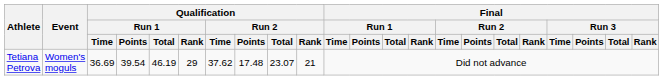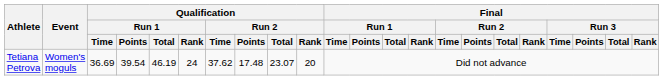(192, 63) 29 -> (192, 63) 24
(310, 63) 21 -> (310, 63) 20
